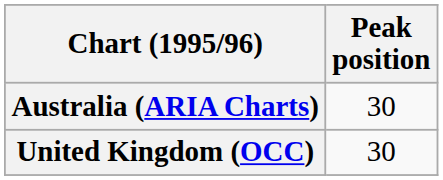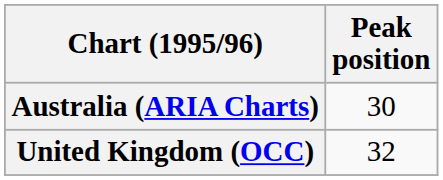(381, 151) 30 -> (381, 151) 32
